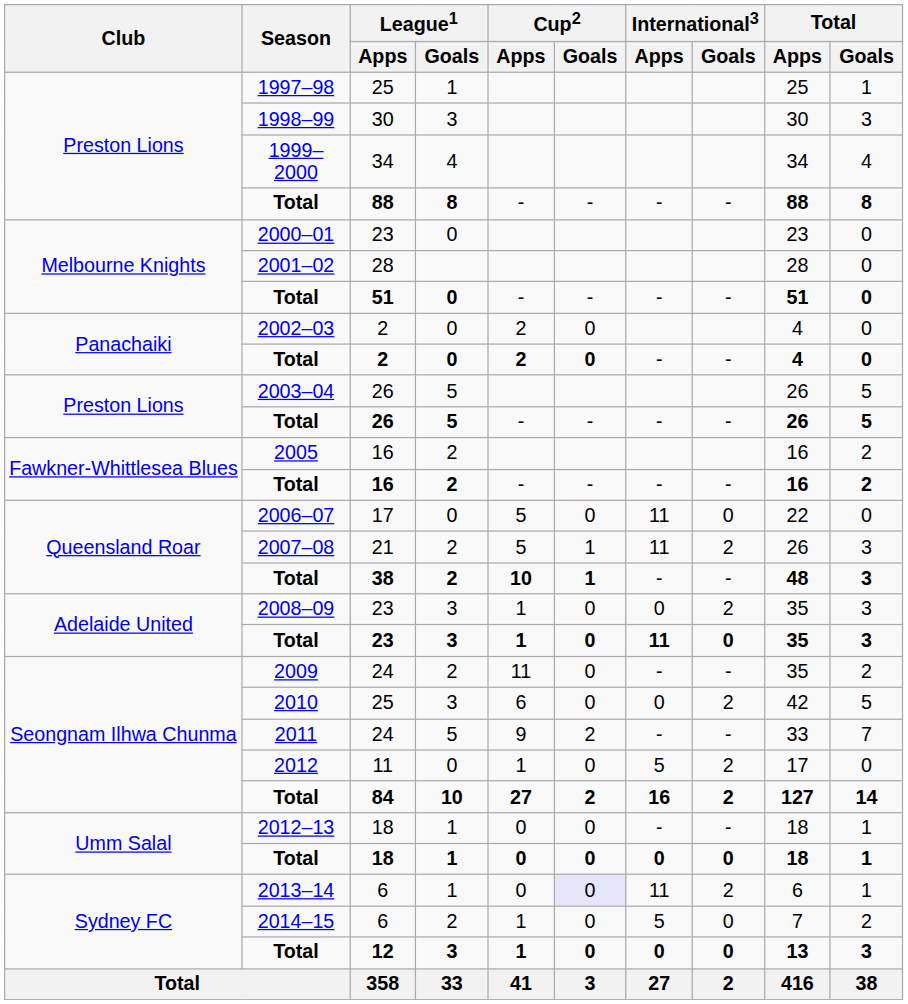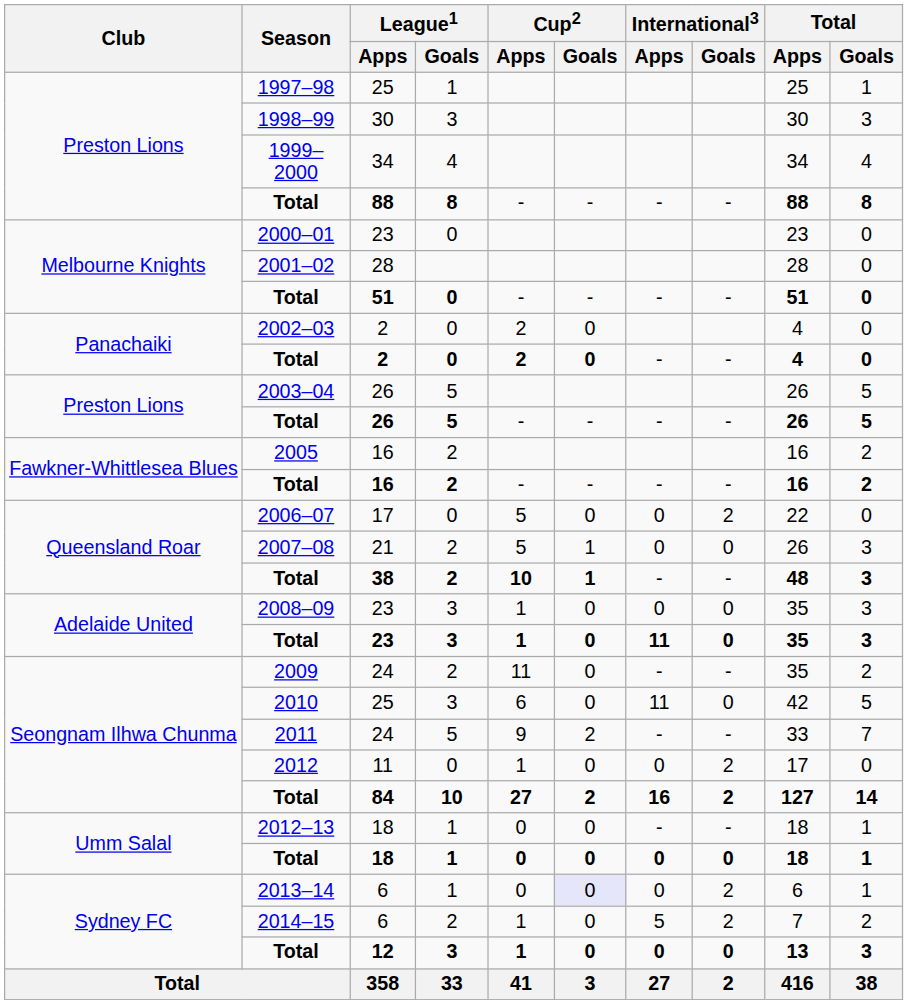(659, 515) 11 -> (659, 515) 0
(728, 515) 0 -> (728, 515) 2
(659, 546) 11 -> (659, 546) 0
(728, 546) 2 -> (728, 546) 0
(728, 609) 2 -> (728, 609) 0
(659, 703) 0 -> (659, 703) 11
(728, 703) 2 -> (728, 703) 0
(659, 765) 5 -> (659, 765) 0
(659, 890) 11 -> (659, 890) 0
(728, 921) 0 -> (728, 921) 2
